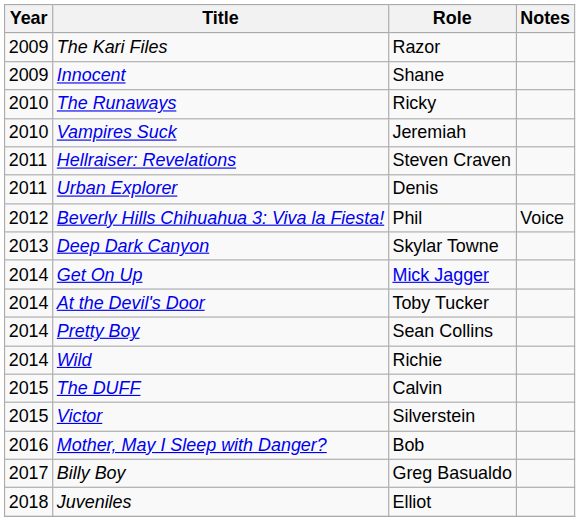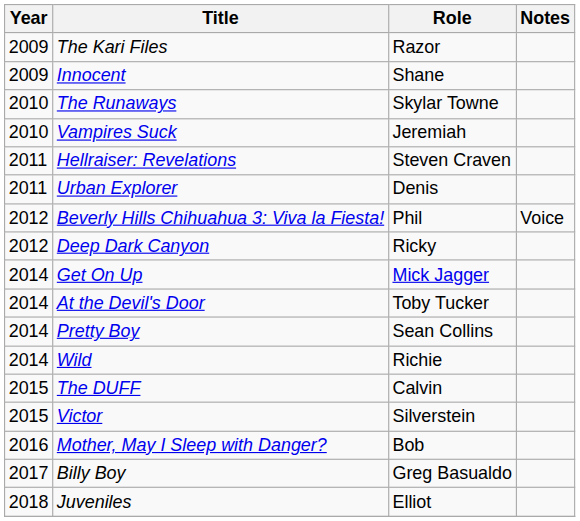(414, 103) Ricky -> (446, 103) Skylar Towne
(29, 246) 2013 -> (29, 246) 2012
(446, 246) Skylar Towne -> (414, 246) Ricky
